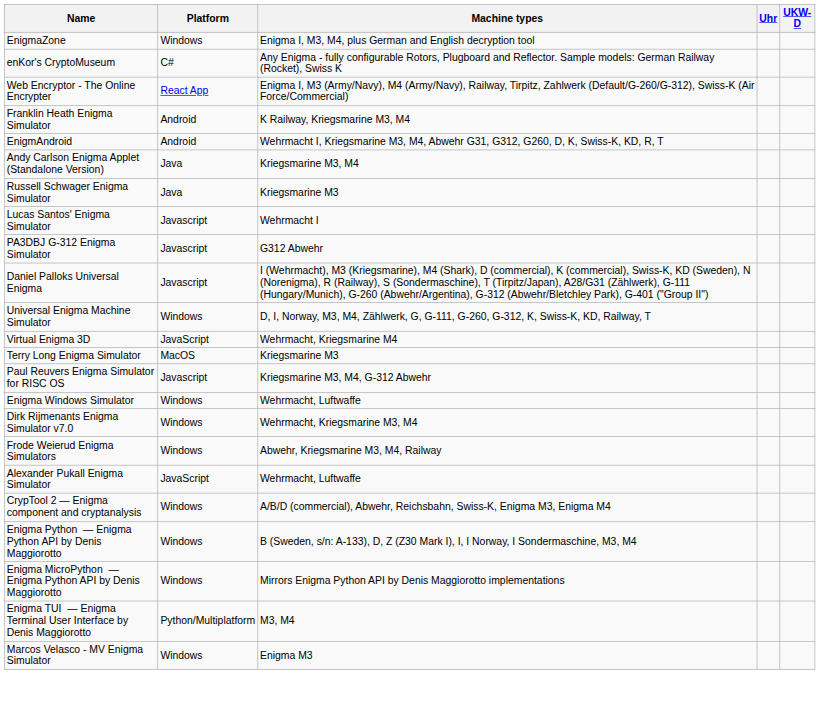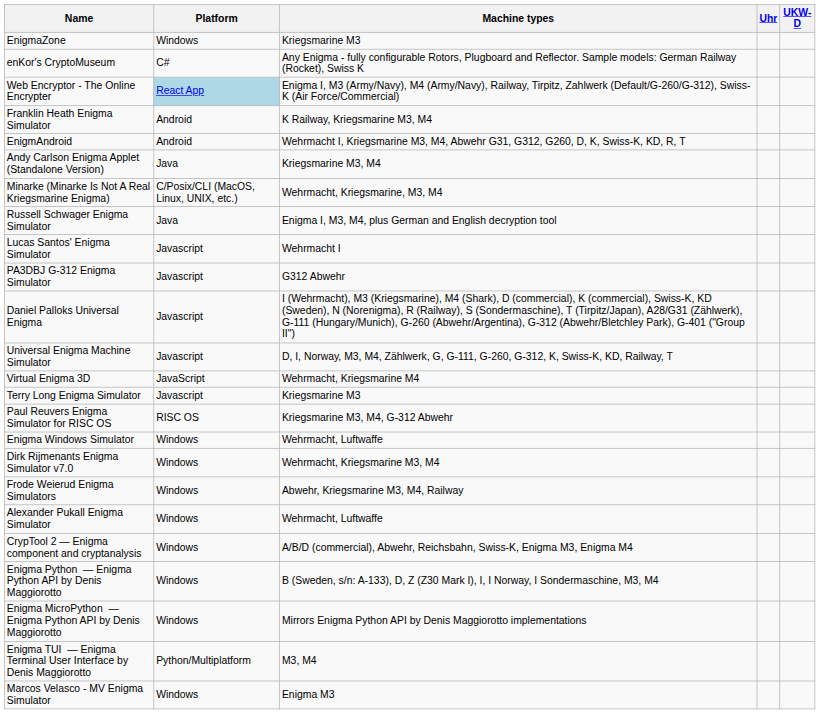(397, 40) Enigma I, M3, M4, plus German and English decryption tool -> (321, 40) Kriegsmarine M3
(184, 91) no background -> (180, 91) lightblue background
+ row: (78, 192)
(299, 192) Kriegsmarine M3 -> (419, 220) Enigma I, M3, M4, plus German and English decryption tool
(181, 317) Windows -> (180, 356) Javascript
(178, 355) MacOS -> (180, 395) Javascript
(184, 378) Javascript -> (178, 418) RISC OS
(185, 479) JavaScript -> (177, 519) Windows
